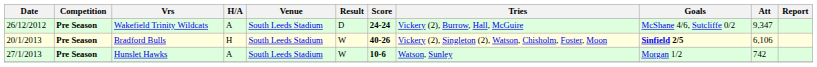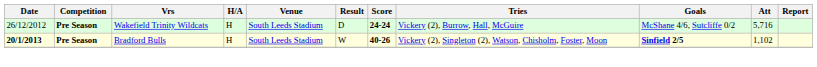(229, 25) A -> (229, 25) H
(763, 25) 9,347 -> (763, 25) 5,716
(24, 39) normal -> (24, 39) bold
(763, 39) 6,106 -> (763, 39) 1,102
- row: (141, 54)
